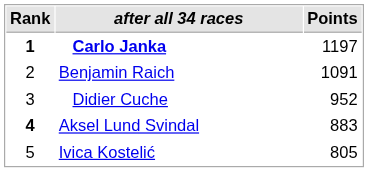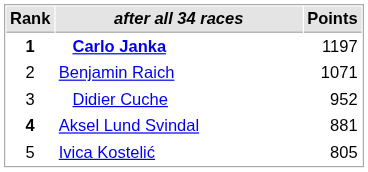(339, 73) 1091 -> (339, 73) 1071
(344, 126) 883 -> (344, 126) 881
